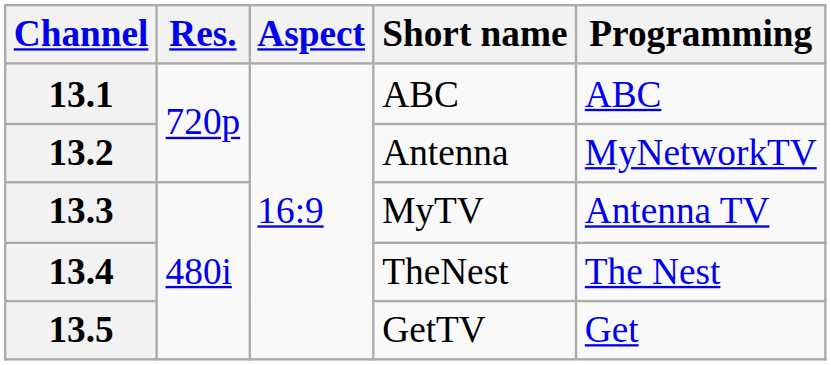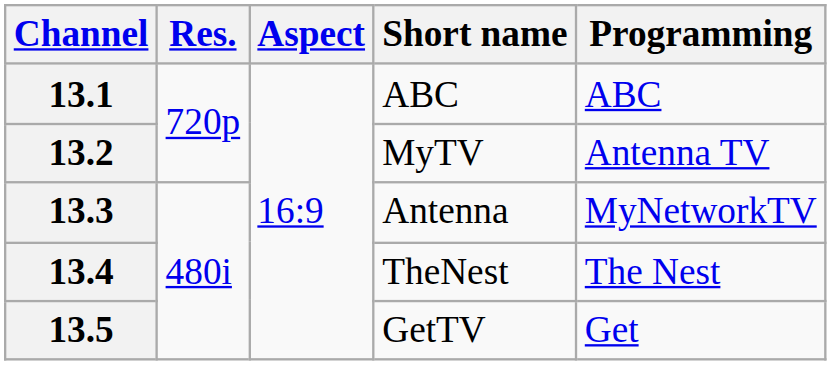(445, 152) Antenna -> (433, 152) MyTV
(701, 152) MyNetworkTV -> (677, 152) Antenna TV
(433, 211) MyTV -> (445, 211) Antenna
(677, 211) Antenna TV -> (701, 211) MyNetworkTV
